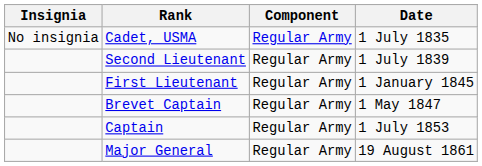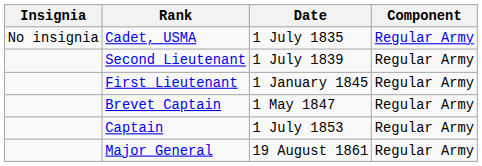columns swapped: (302, 16) <-> (416, 16)
